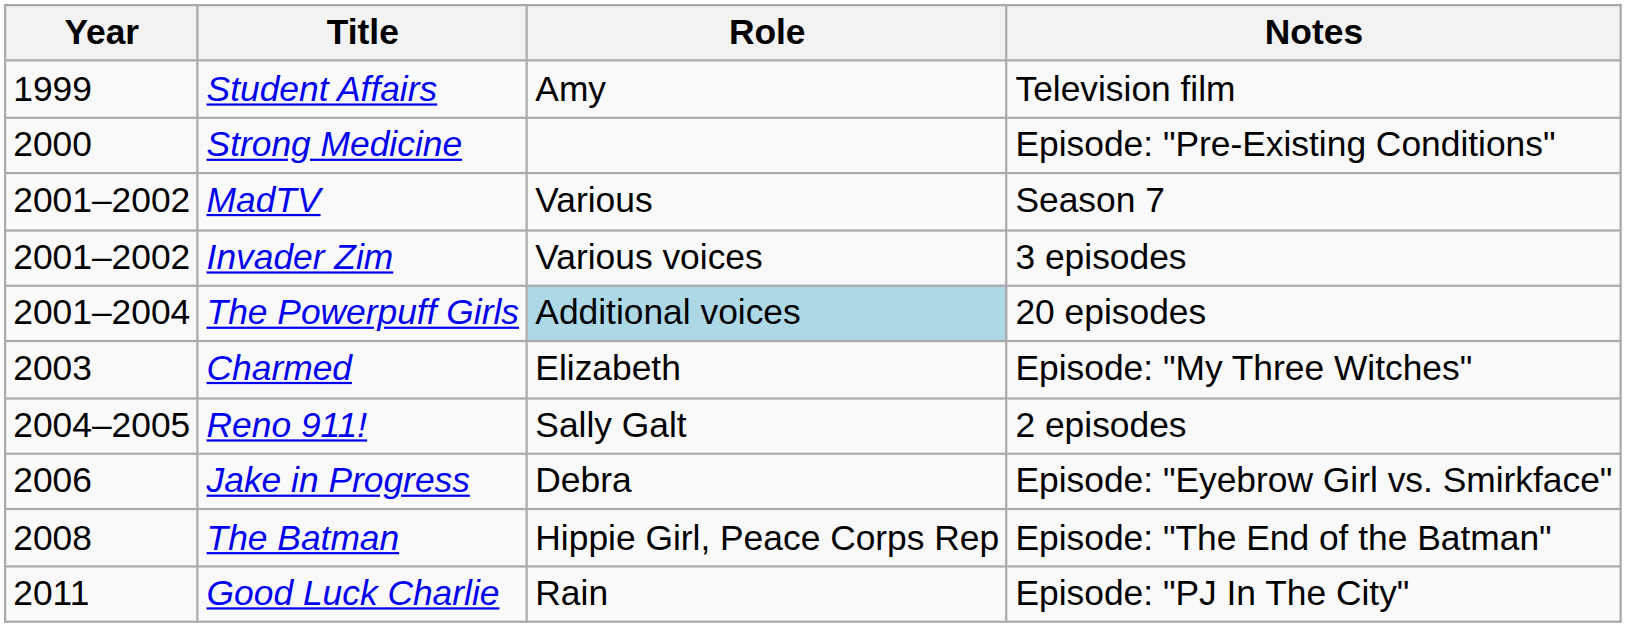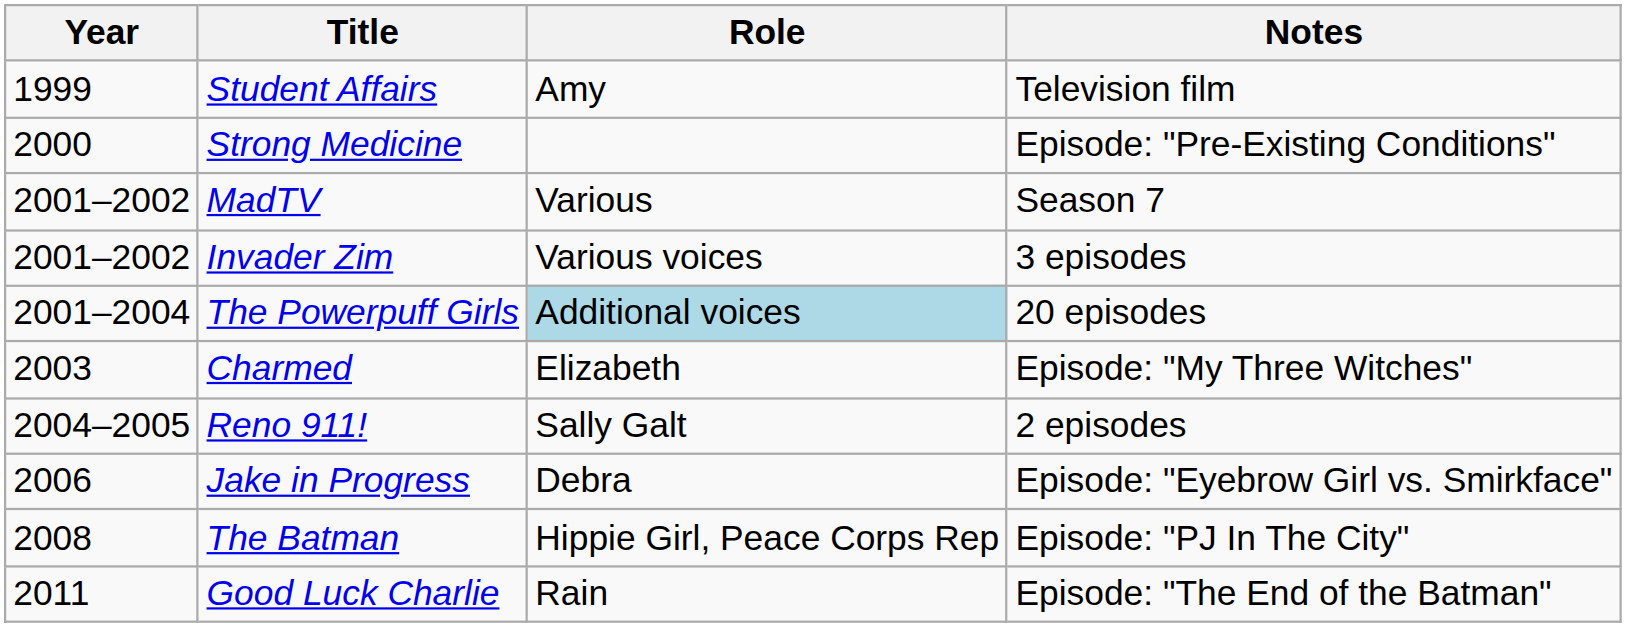(1284, 537) Episode: "The End of the Batman" -> (1212, 537) Episode: "PJ In The City"
(1212, 593) Episode: "PJ In The City" -> (1284, 593) Episode: "The End of the Batman"
